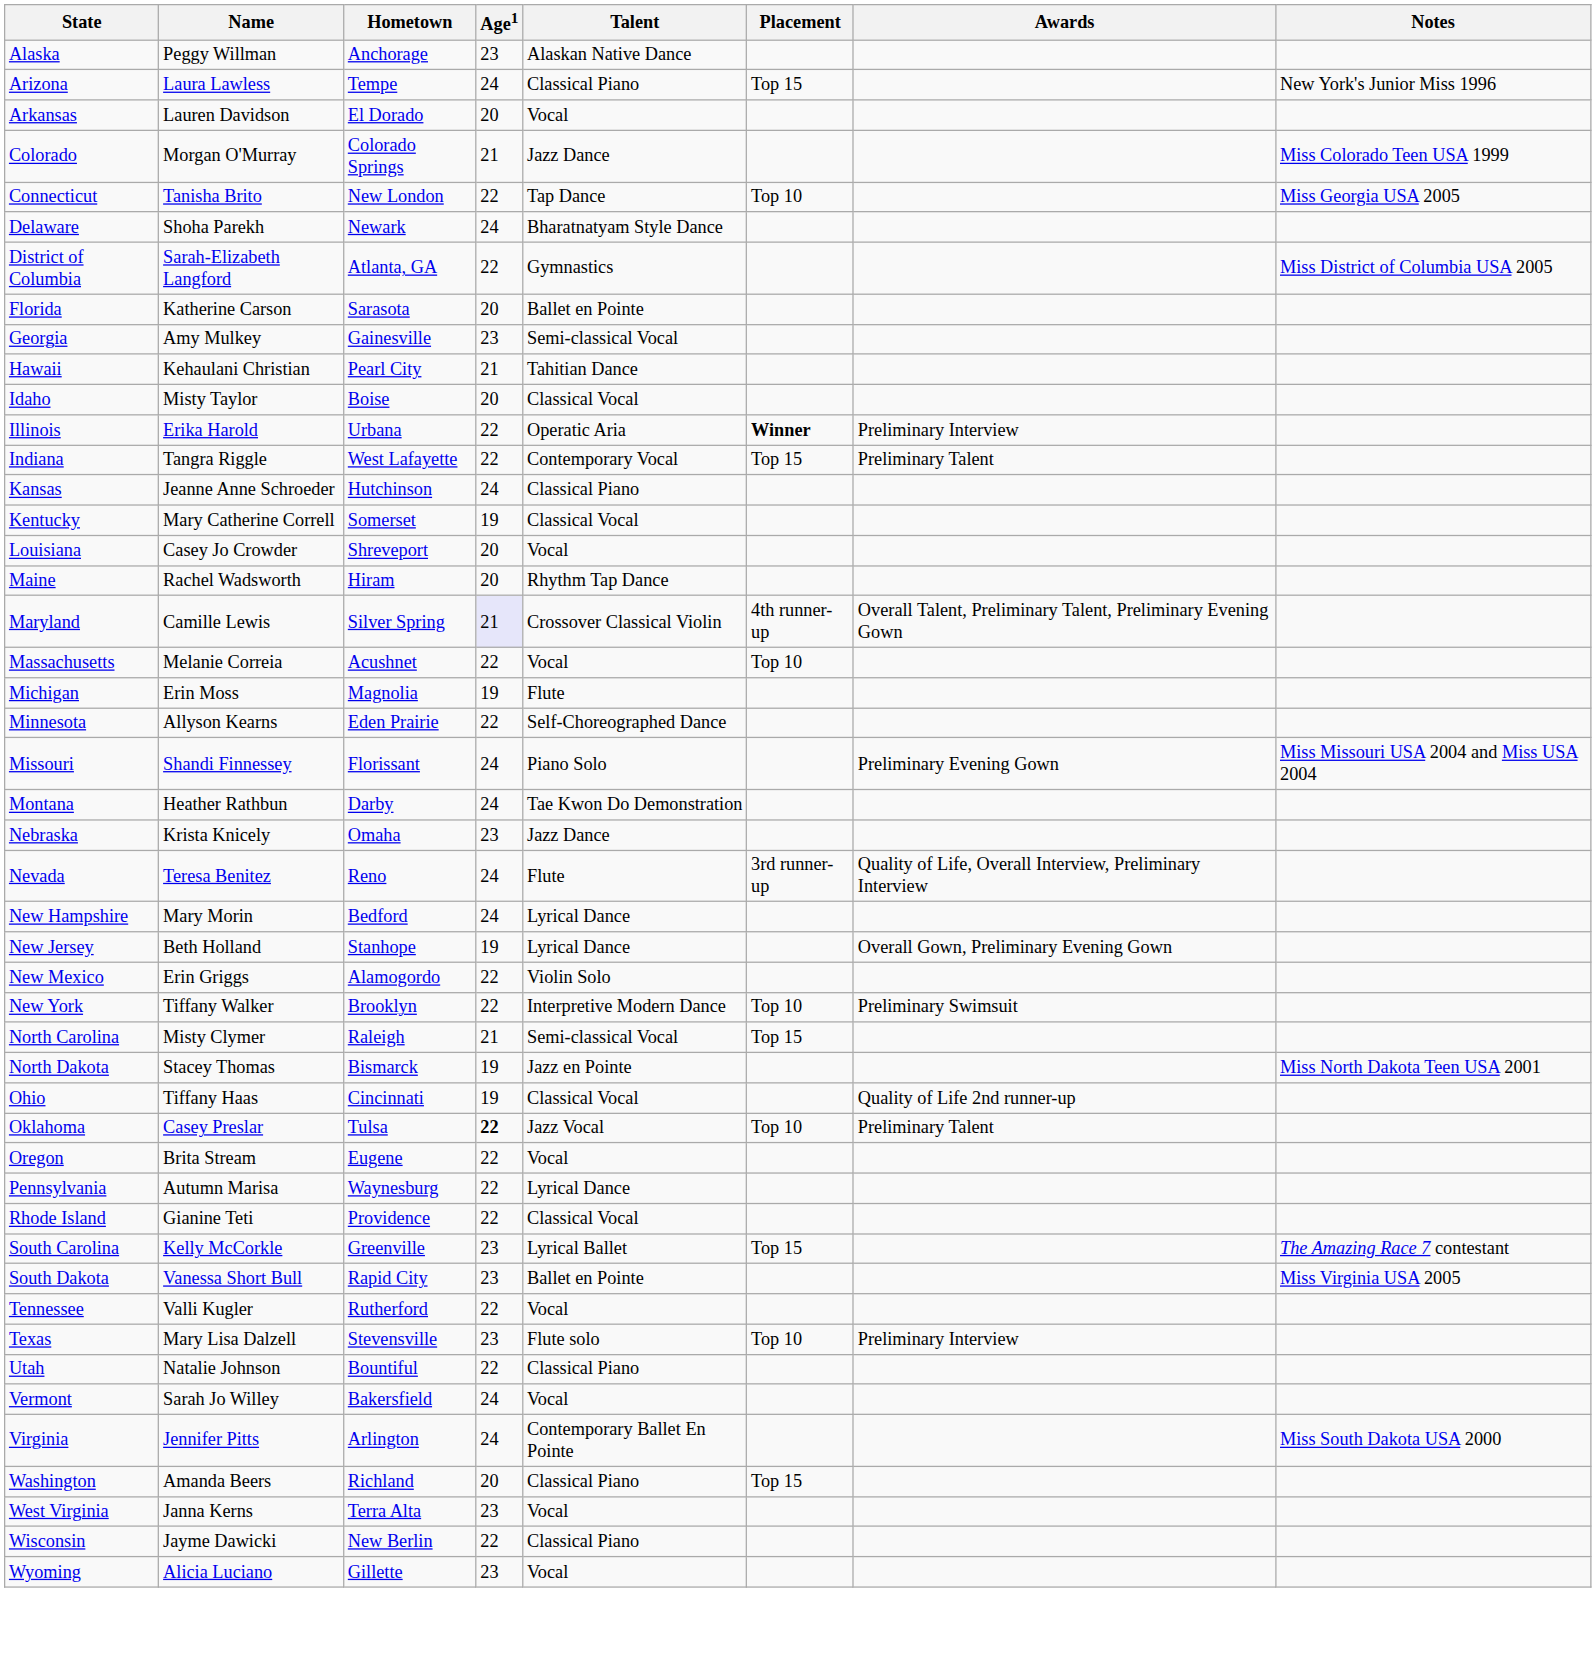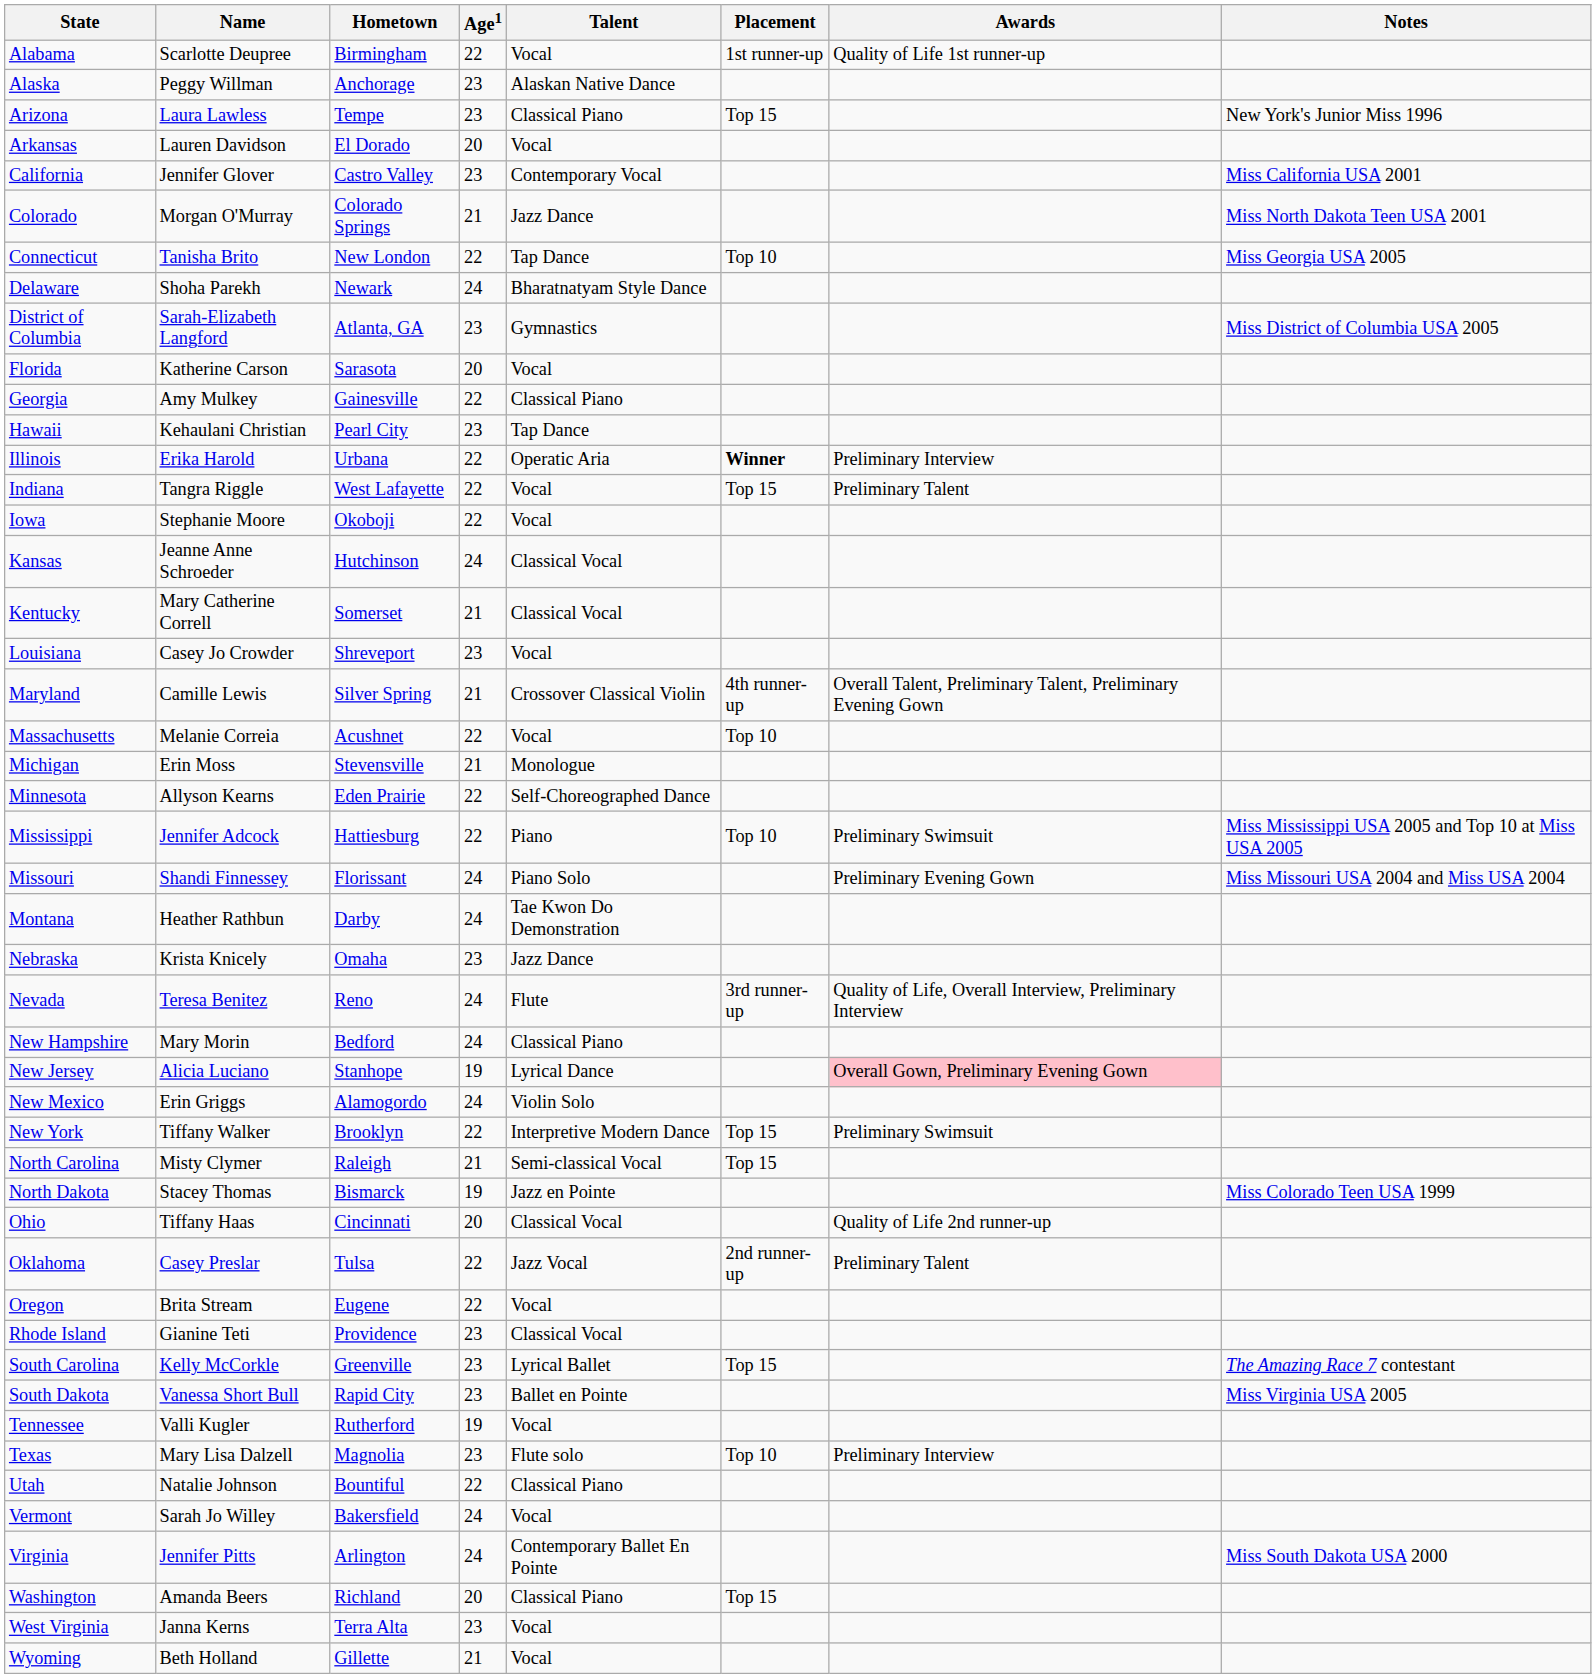+ row: (42, 54)
(490, 85) 24 -> (473, 115) 23
+ row: (46, 175)
(1394, 156) Miss Colorado Teen USA 1999 -> (1357, 216) Miss North Dakota Teen USA 2001
(490, 268) 22 -> (473, 328) 23
(585, 309) Ballet en Pointe -> (531, 369) Vocal
(490, 339) 23 -> (473, 399) 22
(603, 339) Semi-classical Vocal -> (567, 399) Classical Piano
(490, 369) 21 -> (473, 429) 23
(582, 369) Tahitian Dance -> (550, 429) Tap Dance
- row: (30, 399)
(603, 460) Contemporary Vocal -> (531, 490) Vocal
+ row: (27, 520)
(583, 490) Classical Piano -> (566, 561) Classical Vocal
(490, 520) 19 -> (473, 613) 21
(490, 550) 20 -> (473, 654) 23
- row: (32, 580)
(490, 621) lavender background -> (473, 695) no background
(383, 692) Magnolia -> (379, 766) Stevensville
(490, 692) 19 -> (473, 766) 21
(546, 692) Flute -> (553, 766) Monologue
+ row: (51, 837)
(579, 916) Lyrical Dance -> (567, 1042) Classical Piano
(212, 947) Beth Holland -> (214, 1072) Alicia Luciano
(1015, 947) no background -> (990, 1072) pink background
(490, 977) 22 -> (473, 1102) 24
(777, 1007) Top 10 -> (751, 1132) Top 15
(1410, 1067) Miss North Dakota Teen USA 2001 -> (1341, 1192) Miss Colorado Teen USA 1999
(490, 1097) 19 -> (473, 1223) 20
(490, 1128) bold -> (473, 1263) normal
(777, 1128) Top 10 -> (768, 1263) 2nd runner-up
- row: (58, 1188)
(490, 1218) 22 -> (473, 1335) 23
(490, 1309) 22 -> (473, 1425) 19
(392, 1339) Stevensville -> (369, 1455) Magnolia
- row: (47, 1541)
(218, 1571) Alicia Luciano -> (209, 1658) Beth Holland
(490, 1571) 23 -> (473, 1658) 21
